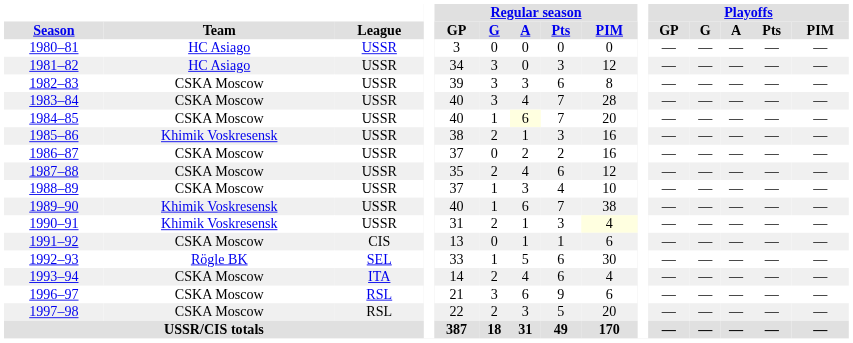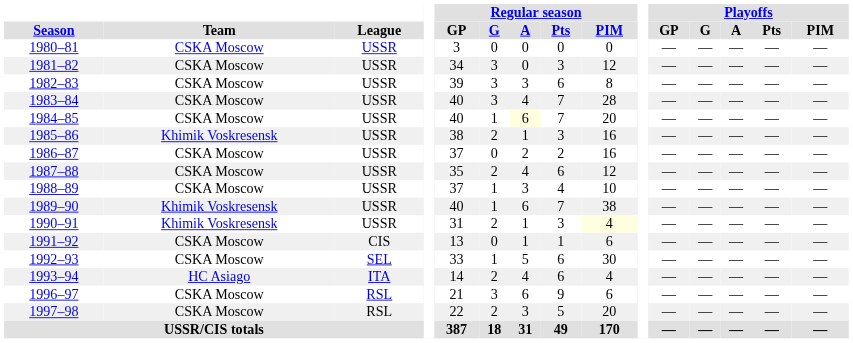(219, 48) HC Asiago -> (219, 48) CSKA Moscow
(219, 65) HC Asiago -> (219, 65) CSKA Moscow
(219, 259) Rögle BK -> (219, 259) CSKA Moscow
(219, 276) CSKA Moscow -> (219, 276) HC Asiago
